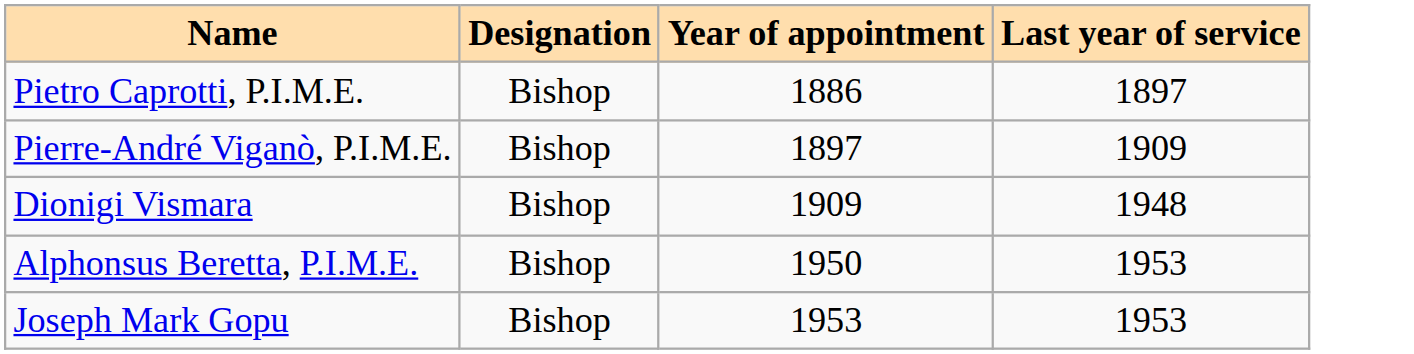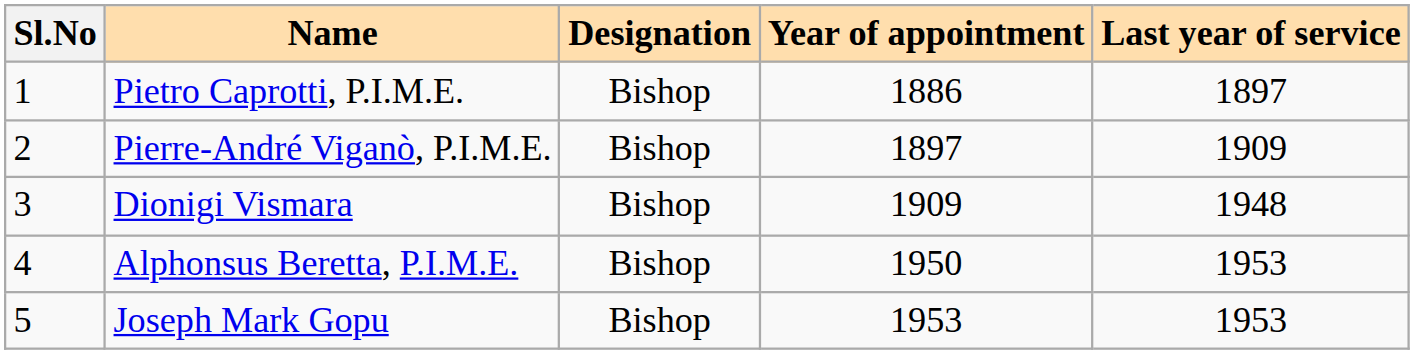+ column: (55, 33)
